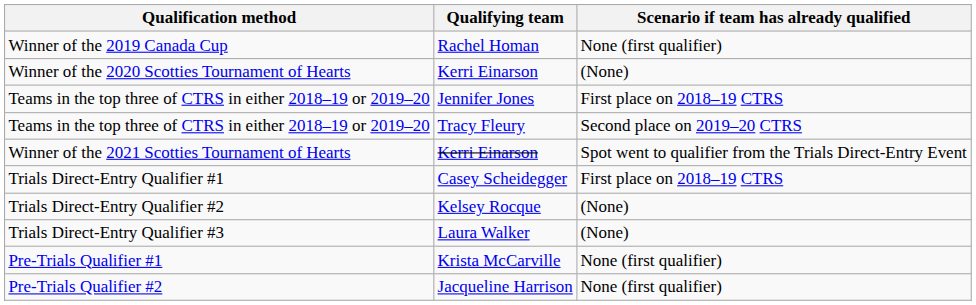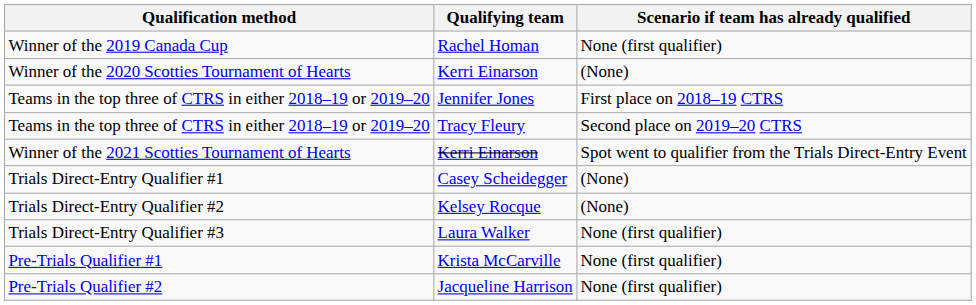(682, 179) First place on 2018–19 CTRS -> (605, 179) (None)
(605, 233) (None) -> (651, 233) None (first qualifier)
